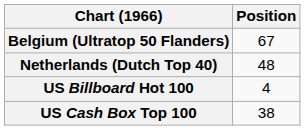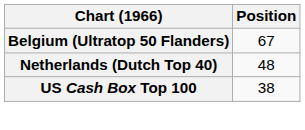- row: (119, 88)
